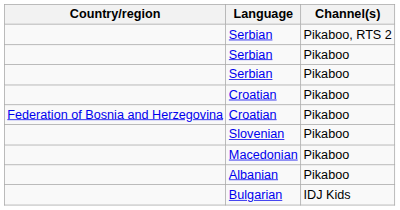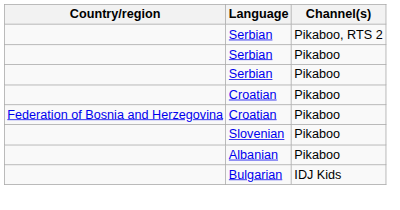- row: (263, 154)
